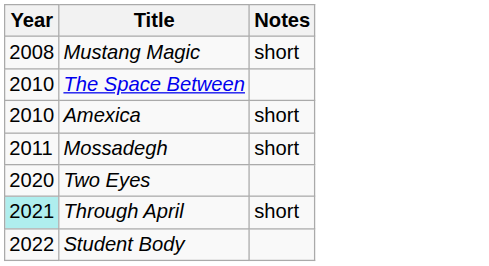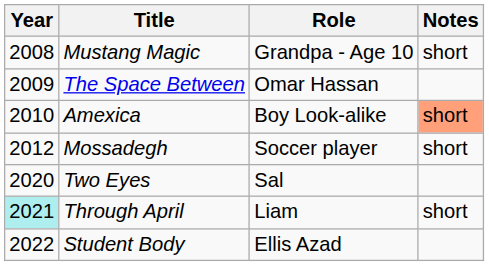+ column: (334, 20)
(32, 84) 2010 -> (32, 84) 2009
(277, 116) no background -> (445, 116) lightsalmon background
(31, 148) 2011 -> (32, 148) 2012
